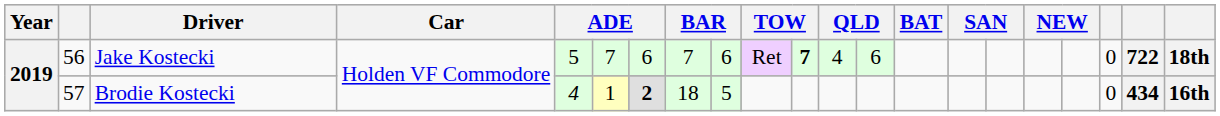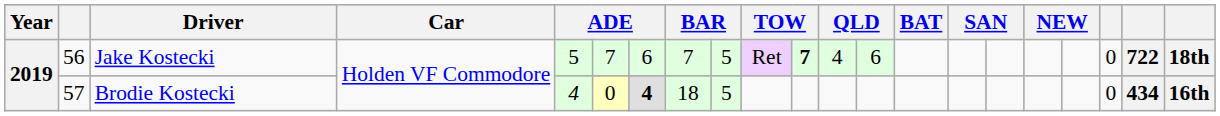(726, 57) 6 -> (726, 57) 5
(610, 92) 1 -> (610, 92) 0
(647, 92) 2 -> (647, 92) 4
